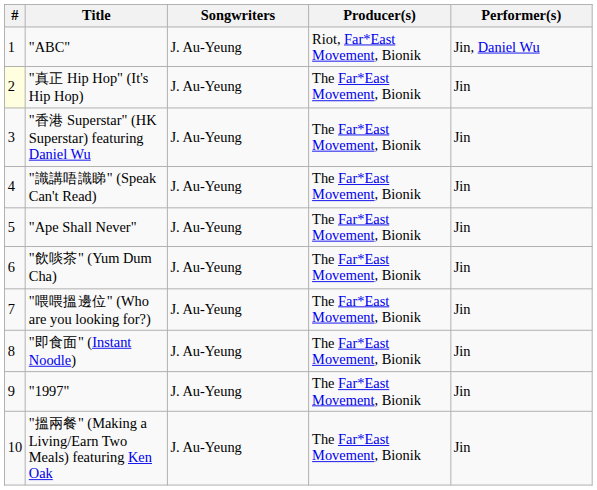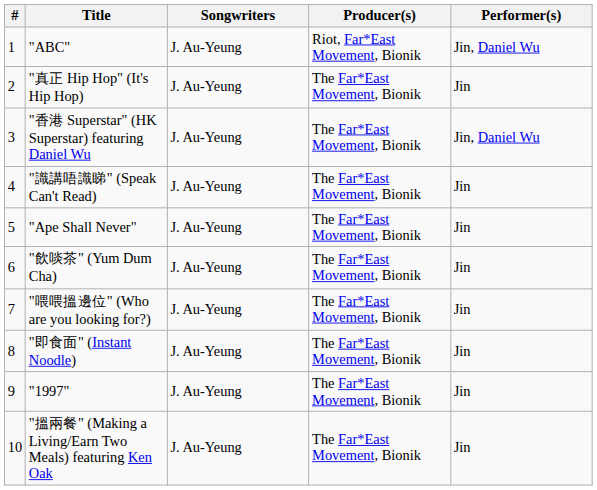(11, 87) lightyellow background -> (11, 87) no background
(462, 137) Jin -> (497, 137) Jin, Daniel Wu
